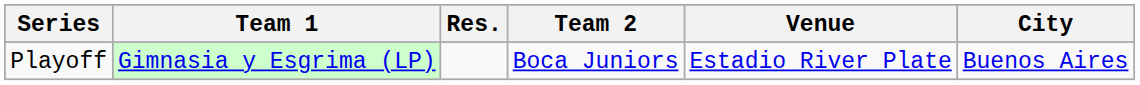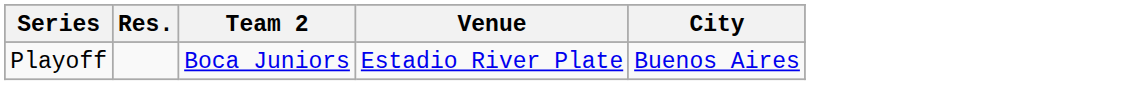- column: (277, 24)
